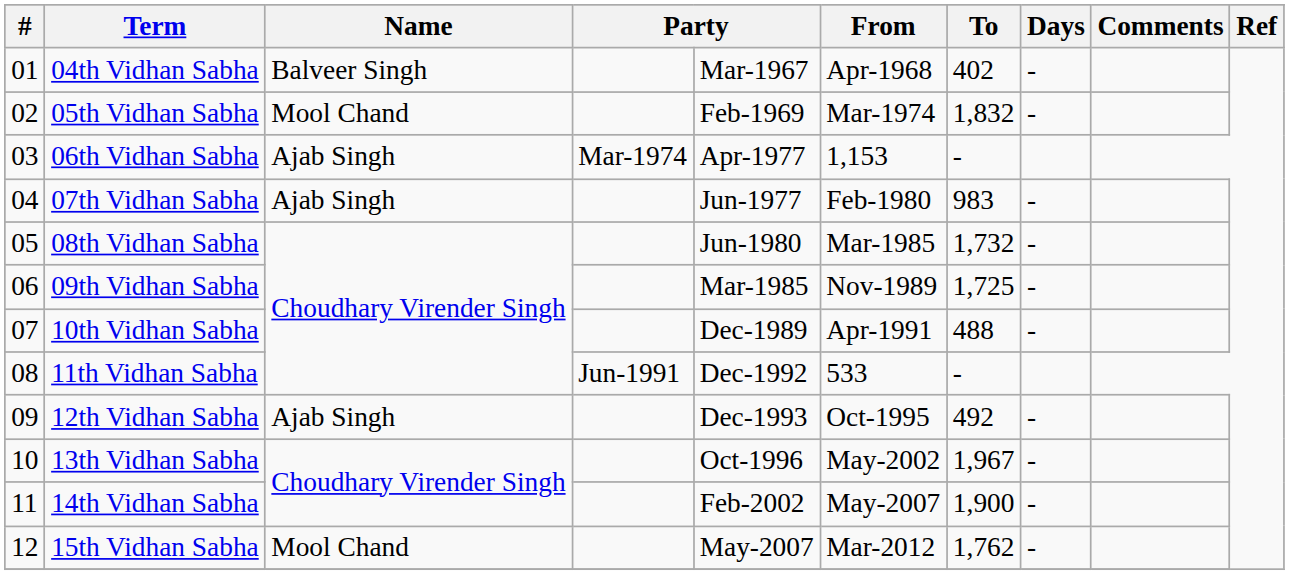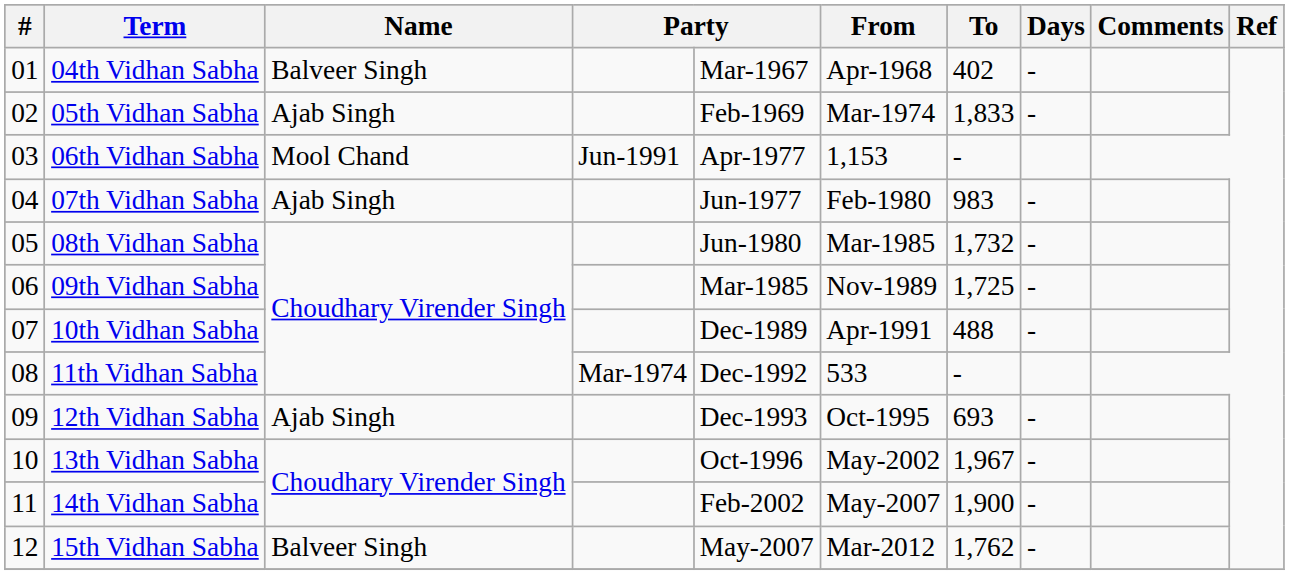(340, 112) Mool Chand -> (333, 112) Ajab Singh
(984, 112) 1,832 -> (984, 112) 1,833
(333, 156) Ajab Singh -> (340, 156) Mool Chand
(633, 156) Mar-1974 -> (629, 156) Jun-1991
(629, 373) Jun-1991 -> (633, 373) Mar-1974
(973, 416) 492 -> (973, 416) 693
(340, 546) Mool Chand -> (349, 546) Balveer Singh
